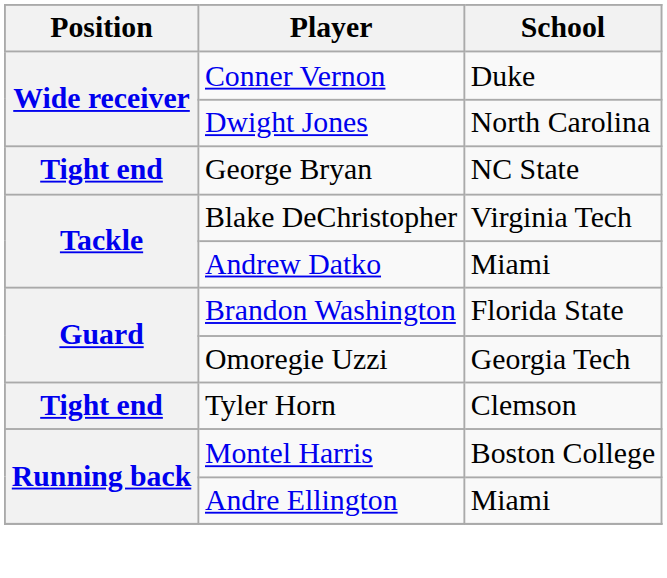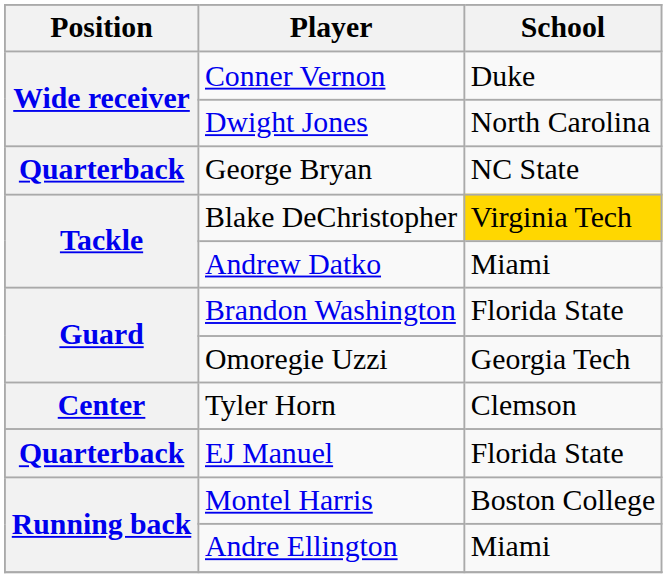(102, 169) Tight end -> (102, 169) Quarterback
(551, 216) no background -> (551, 216) gold background
(102, 405) Tight end -> (102, 405) Center
+ row: (269, 452)
